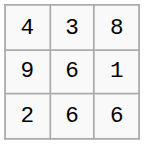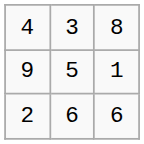(72, 72) 6 -> (72, 72) 5
